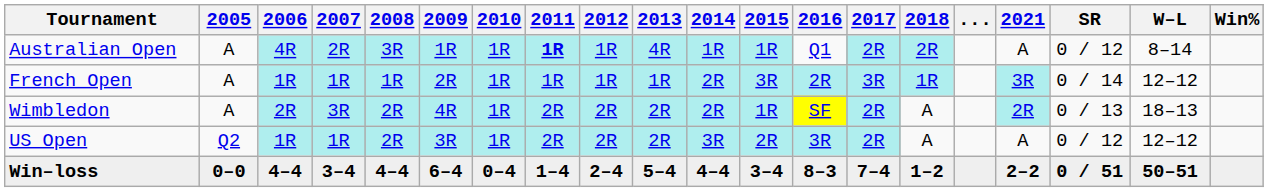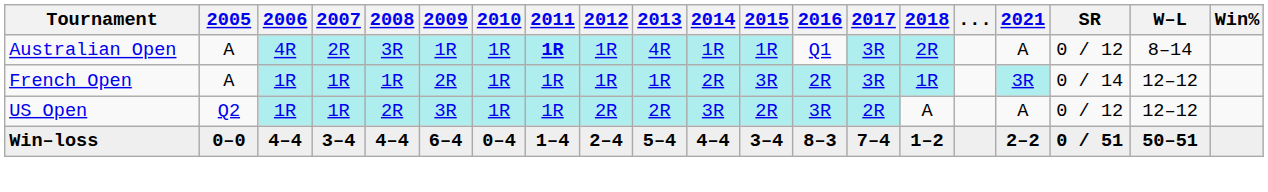(873, 50) 2R -> (873, 50) 3R
- row: (59, 111)
(553, 141) 2R -> (553, 111) 1R
